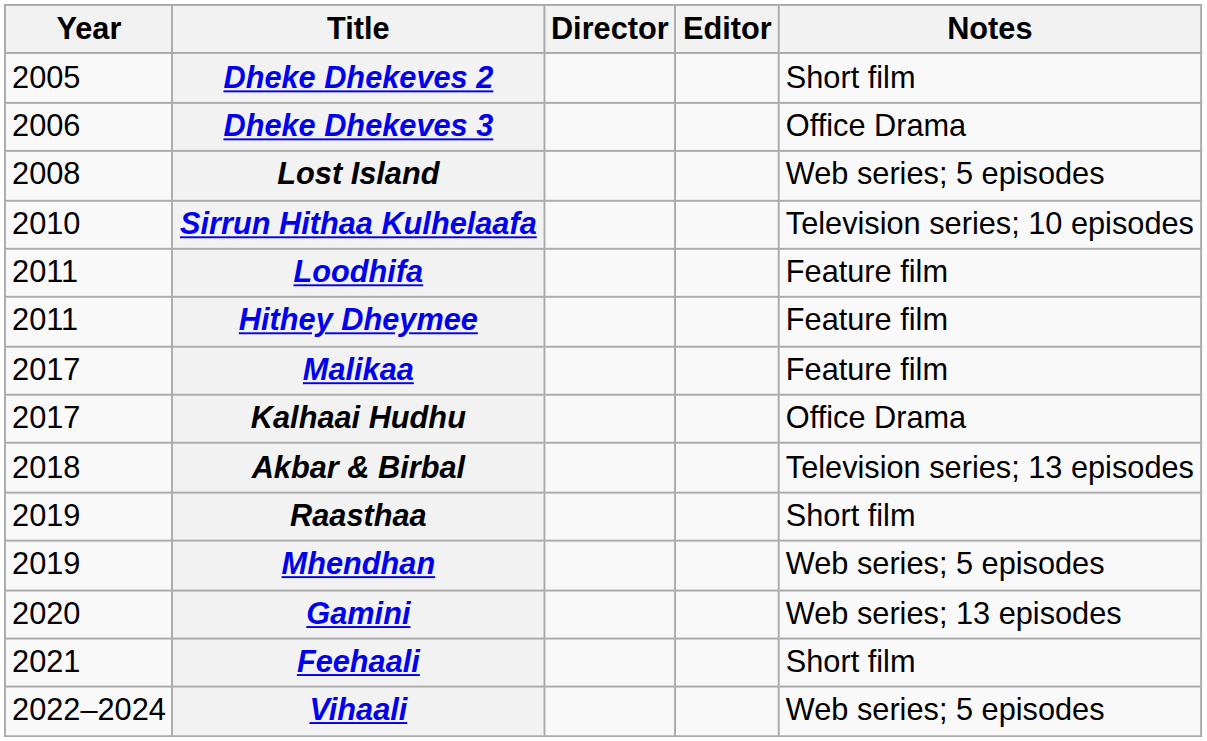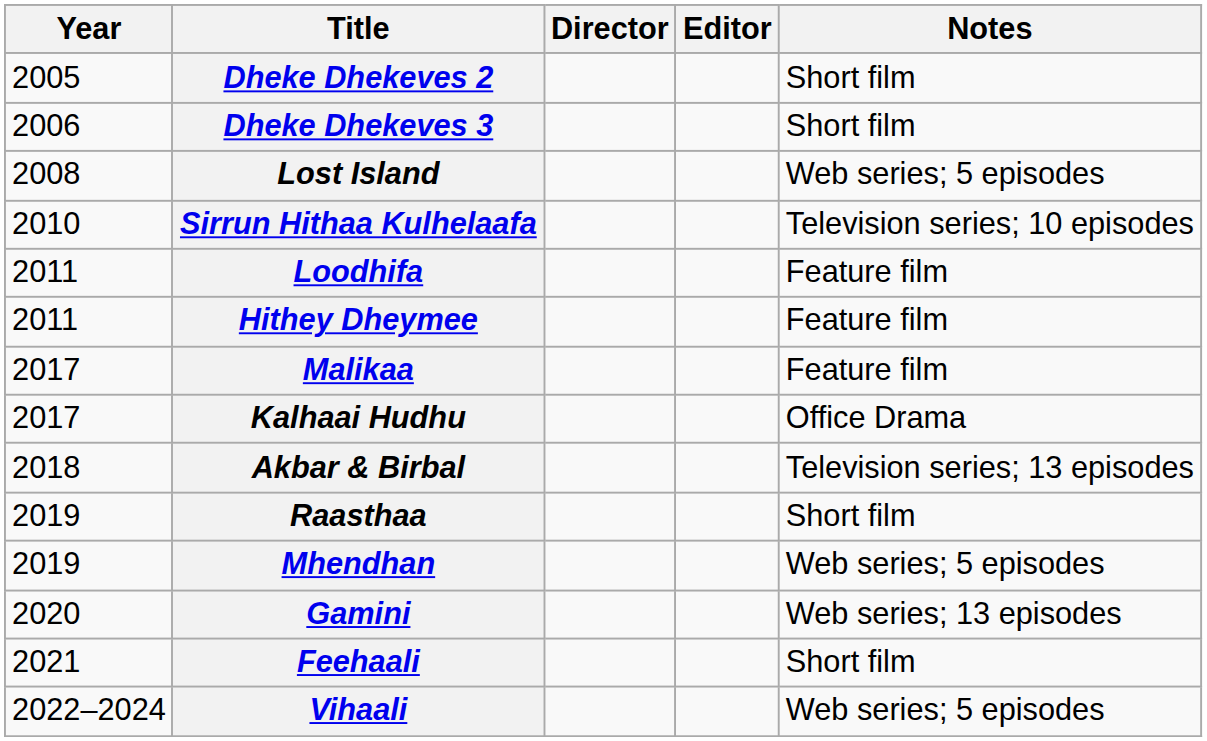(876, 126) Office Drama -> (851, 126) Short film
